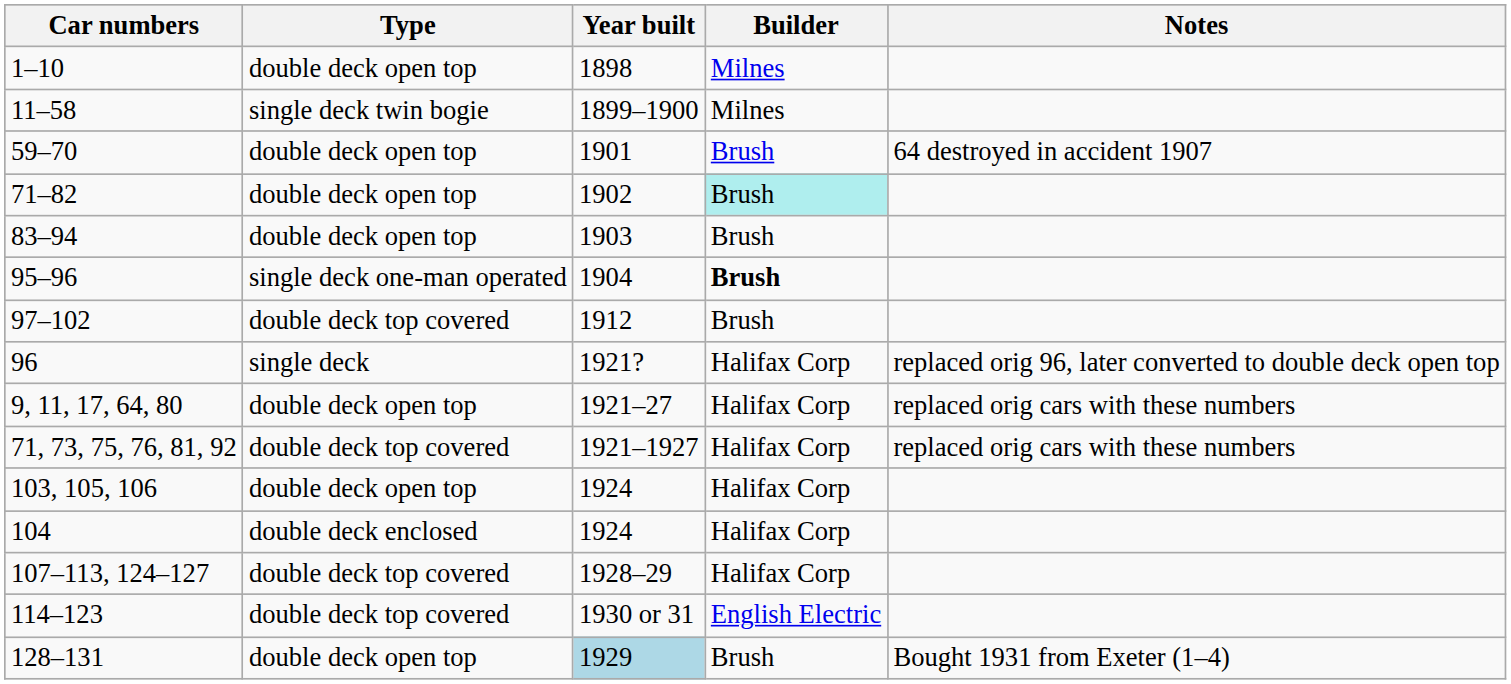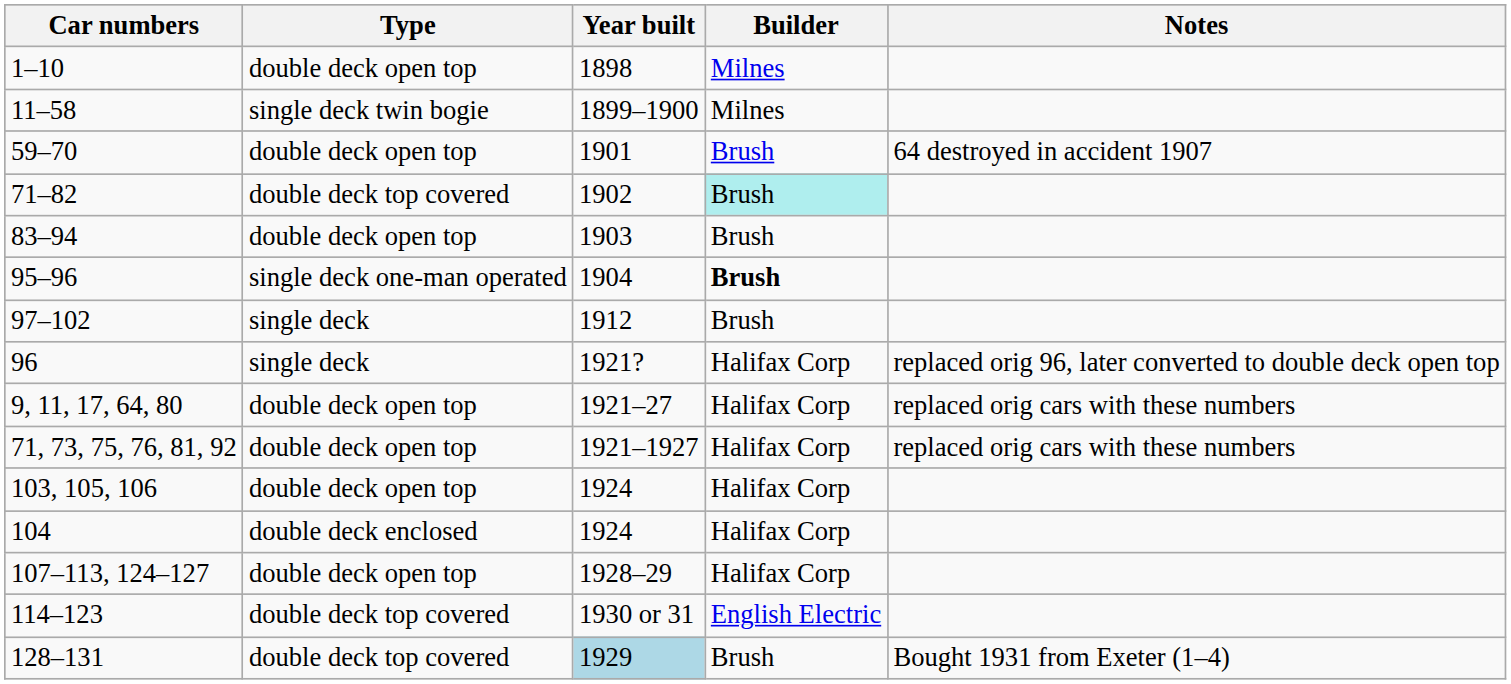(363, 194) double deck open top -> (379, 194) double deck top covered
(379, 320) double deck top covered -> (309, 320) single deck
(379, 446) double deck top covered -> (363, 446) double deck open top
(379, 573) double deck top covered -> (363, 573) double deck open top
(363, 657) double deck open top -> (379, 657) double deck top covered
